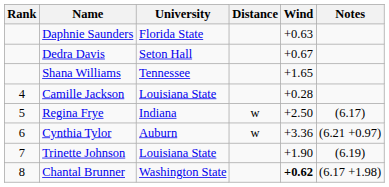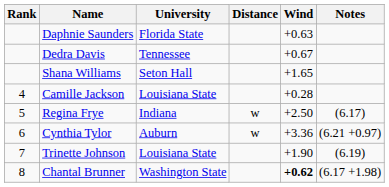(166, 53) Seton Hall -> (165, 53) Tennessee
(165, 73) Tennessee -> (166, 73) Seton Hall
